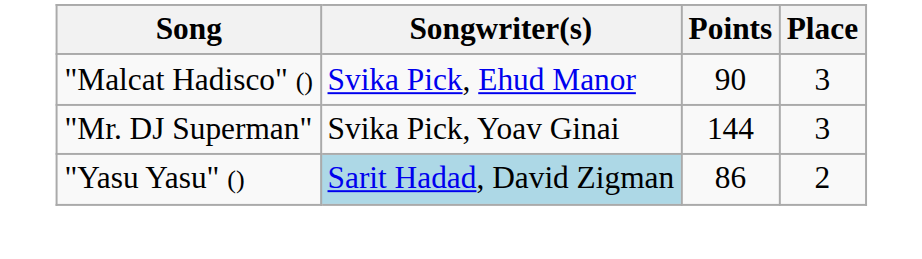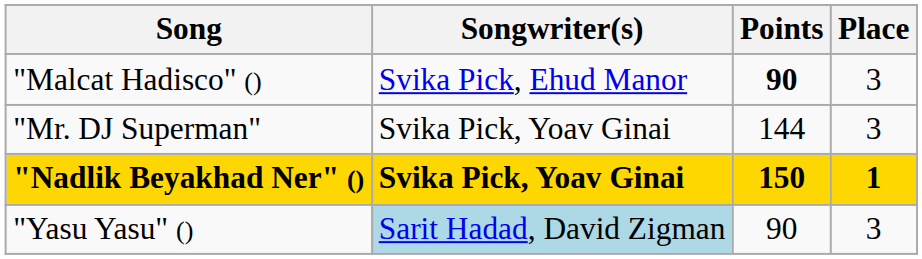(730, 79) normal -> (782, 79) bold
+ row: (189, 178)
(730, 178) 86 -> (782, 228) 90
(822, 178) 2 -> (874, 228) 3
